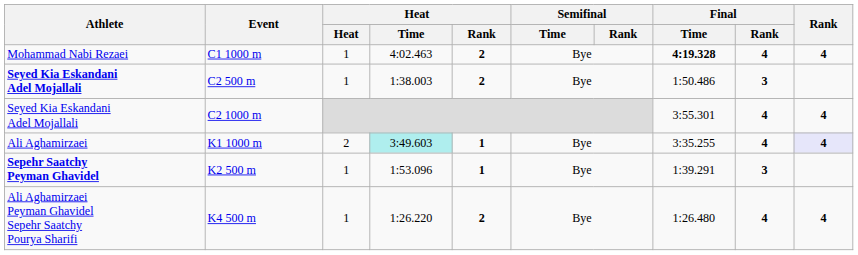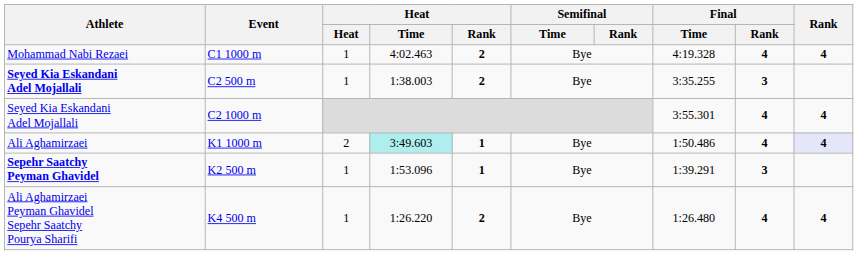(694, 54) bold -> (694, 54) normal
(694, 81) 1:50.486 -> (694, 81) 3:35.255
(694, 143) 3:35.255 -> (694, 143) 1:50.486
